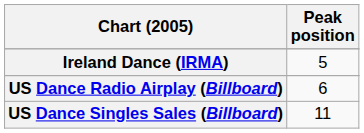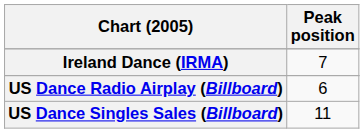(323, 62) 5 -> (323, 62) 7
